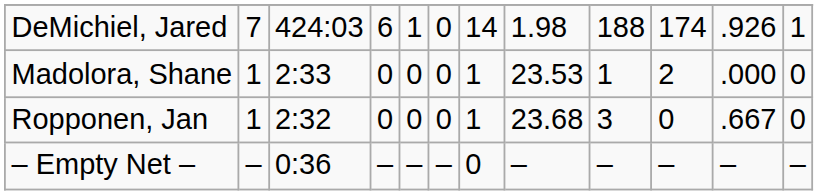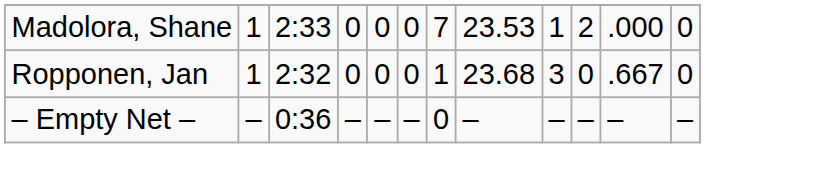- row: (119, 27)
(473, 73) 1 -> (441, 27) 7
